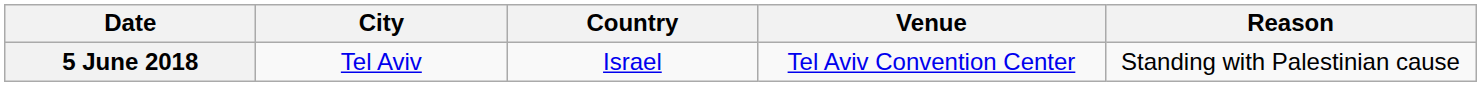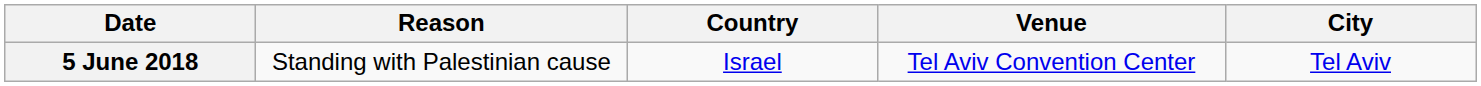columns swapped: (381, 23) <-> (1291, 23)
